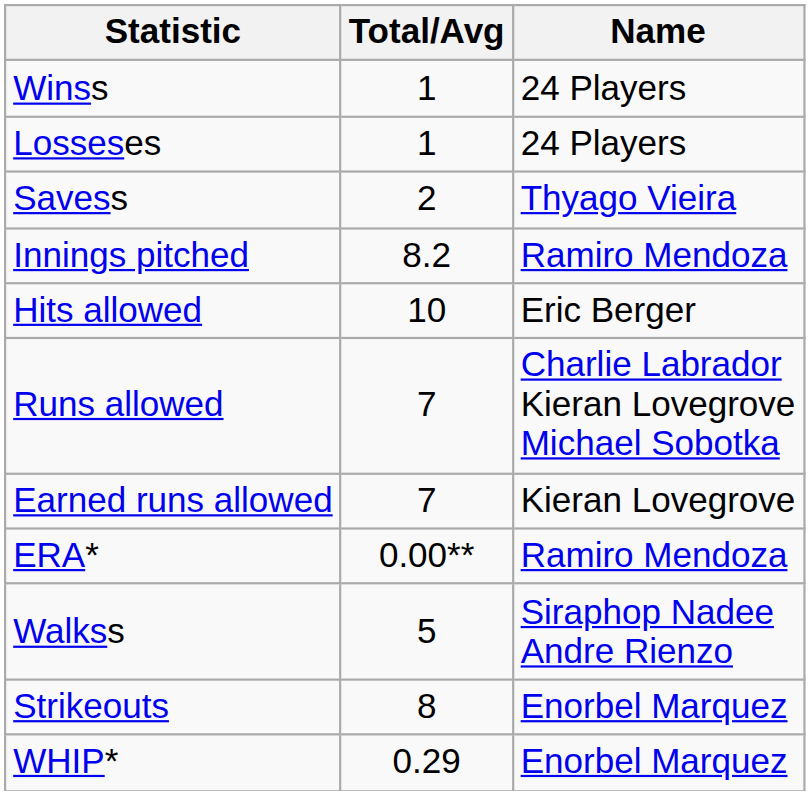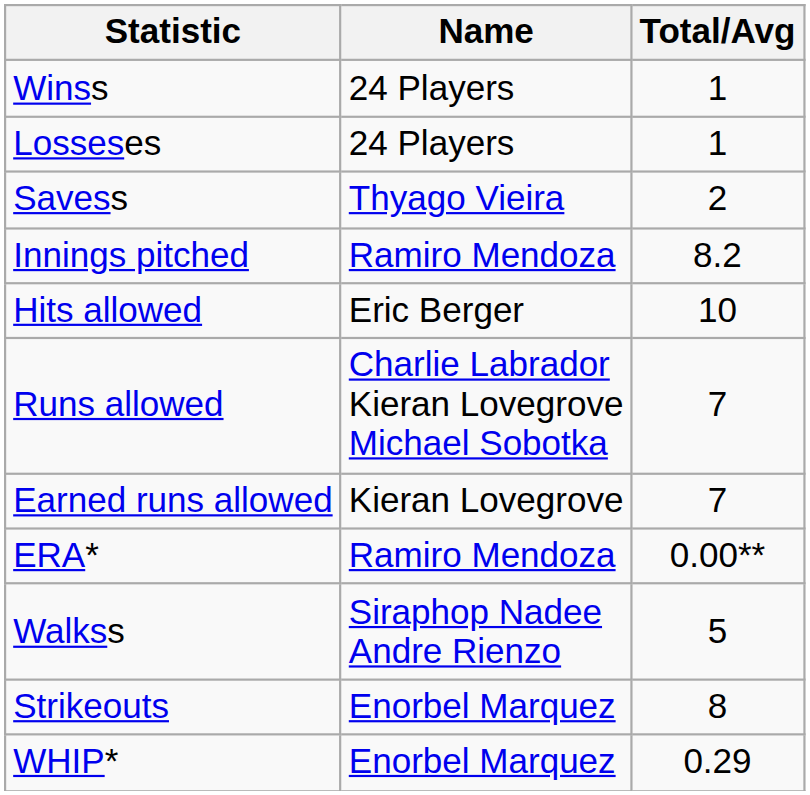columns swapped: (658, 32) <-> (427, 32)
